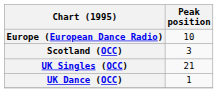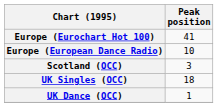+ row: (85, 37)
(189, 66) 21 -> (189, 80) 18
